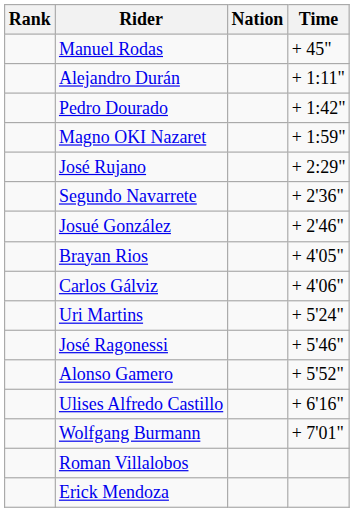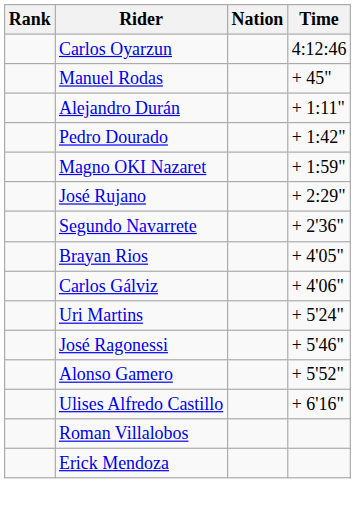+ row: (115, 49)
- row: (115, 226)
- row: (130, 433)
